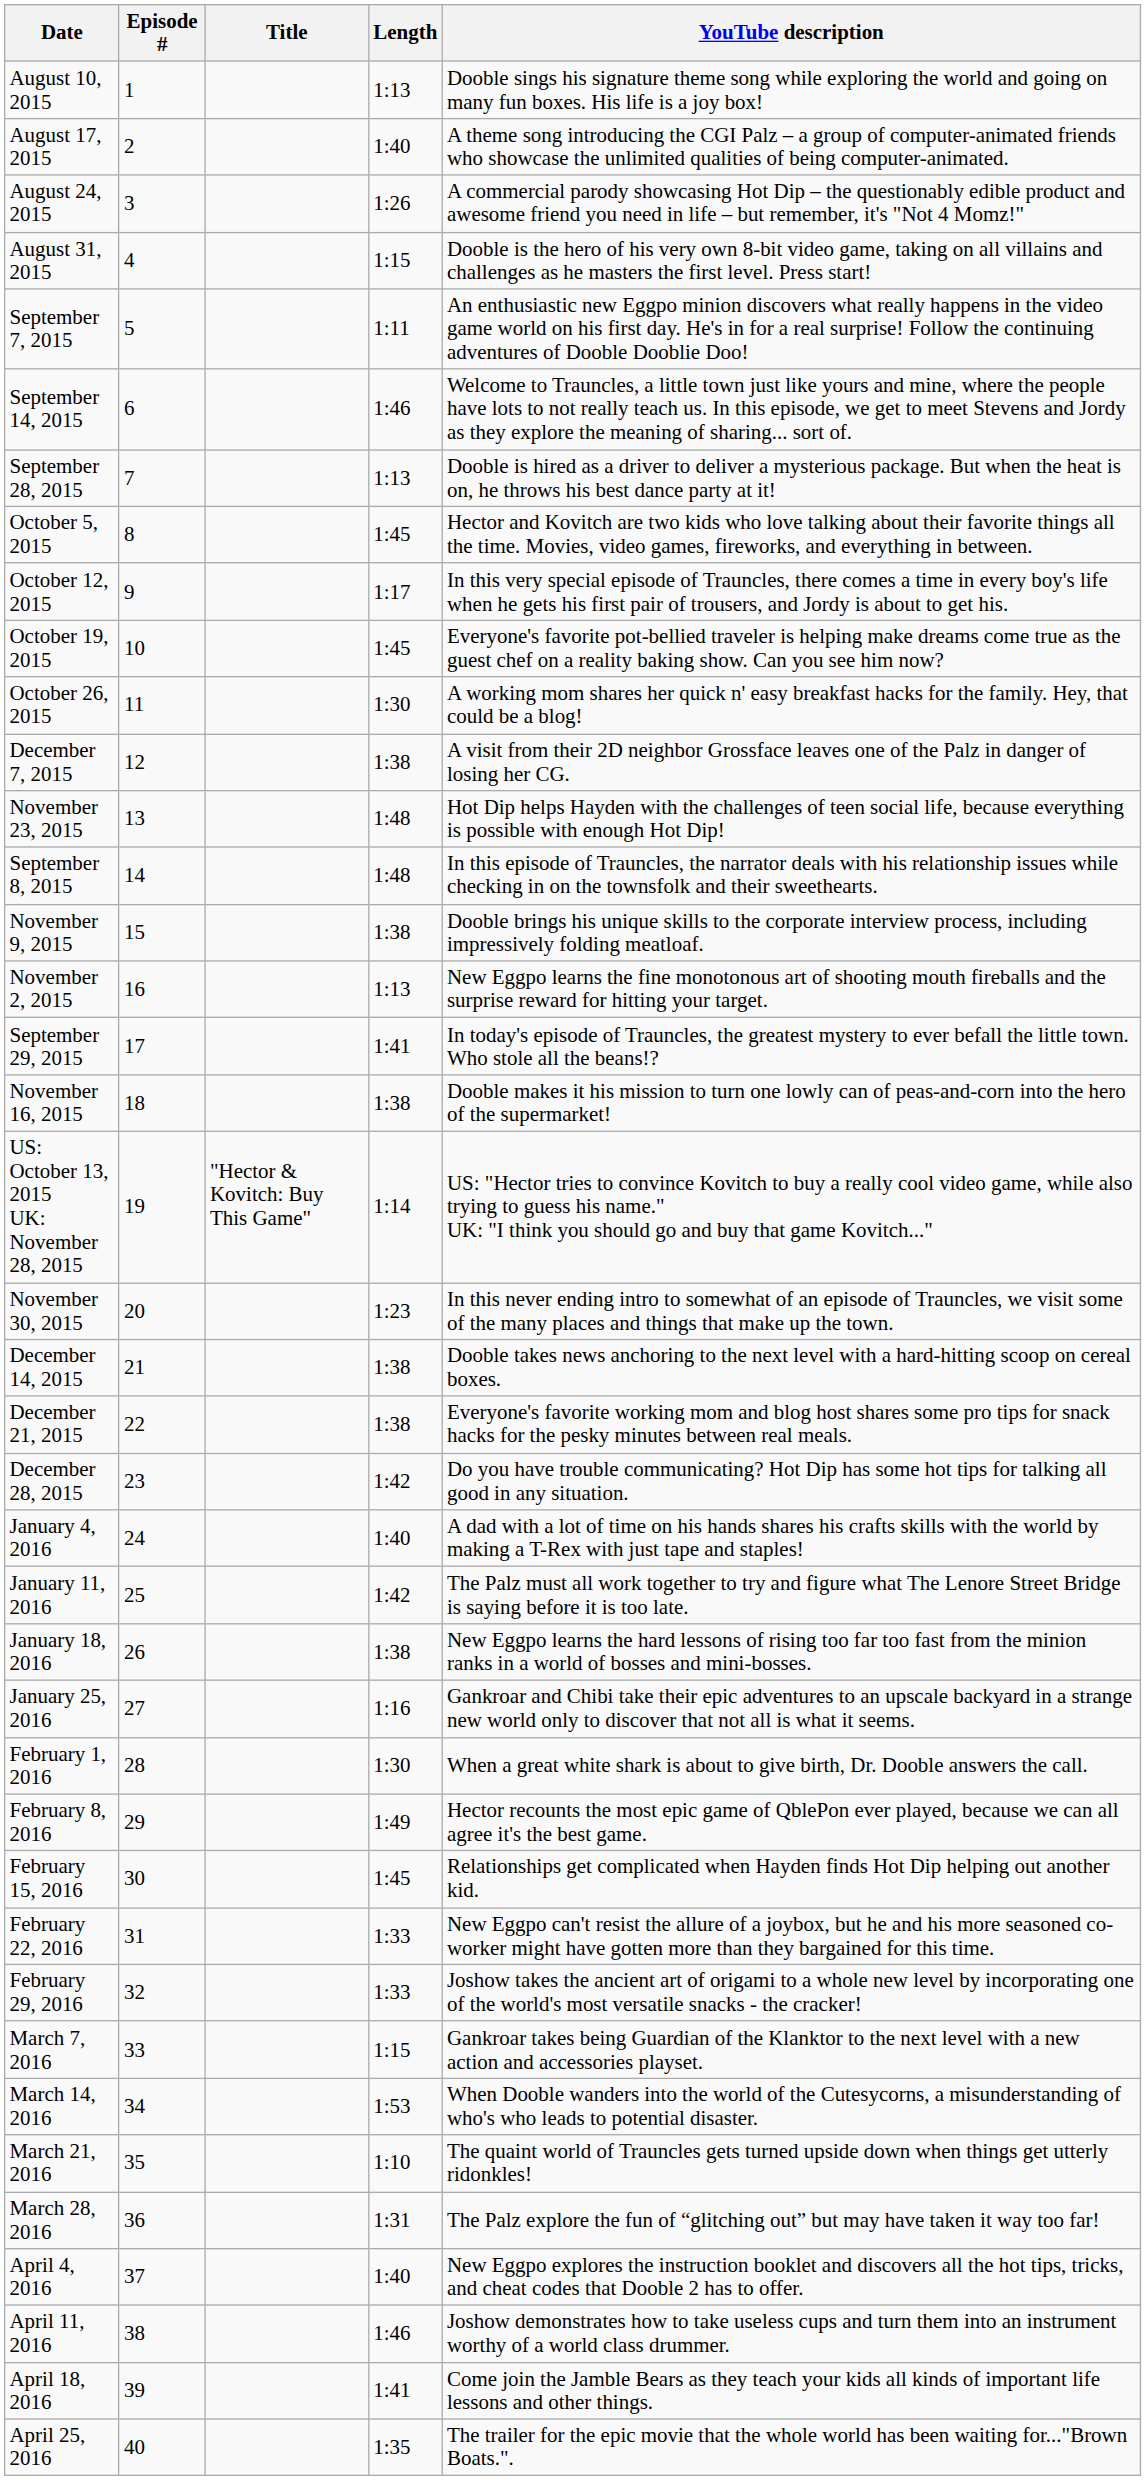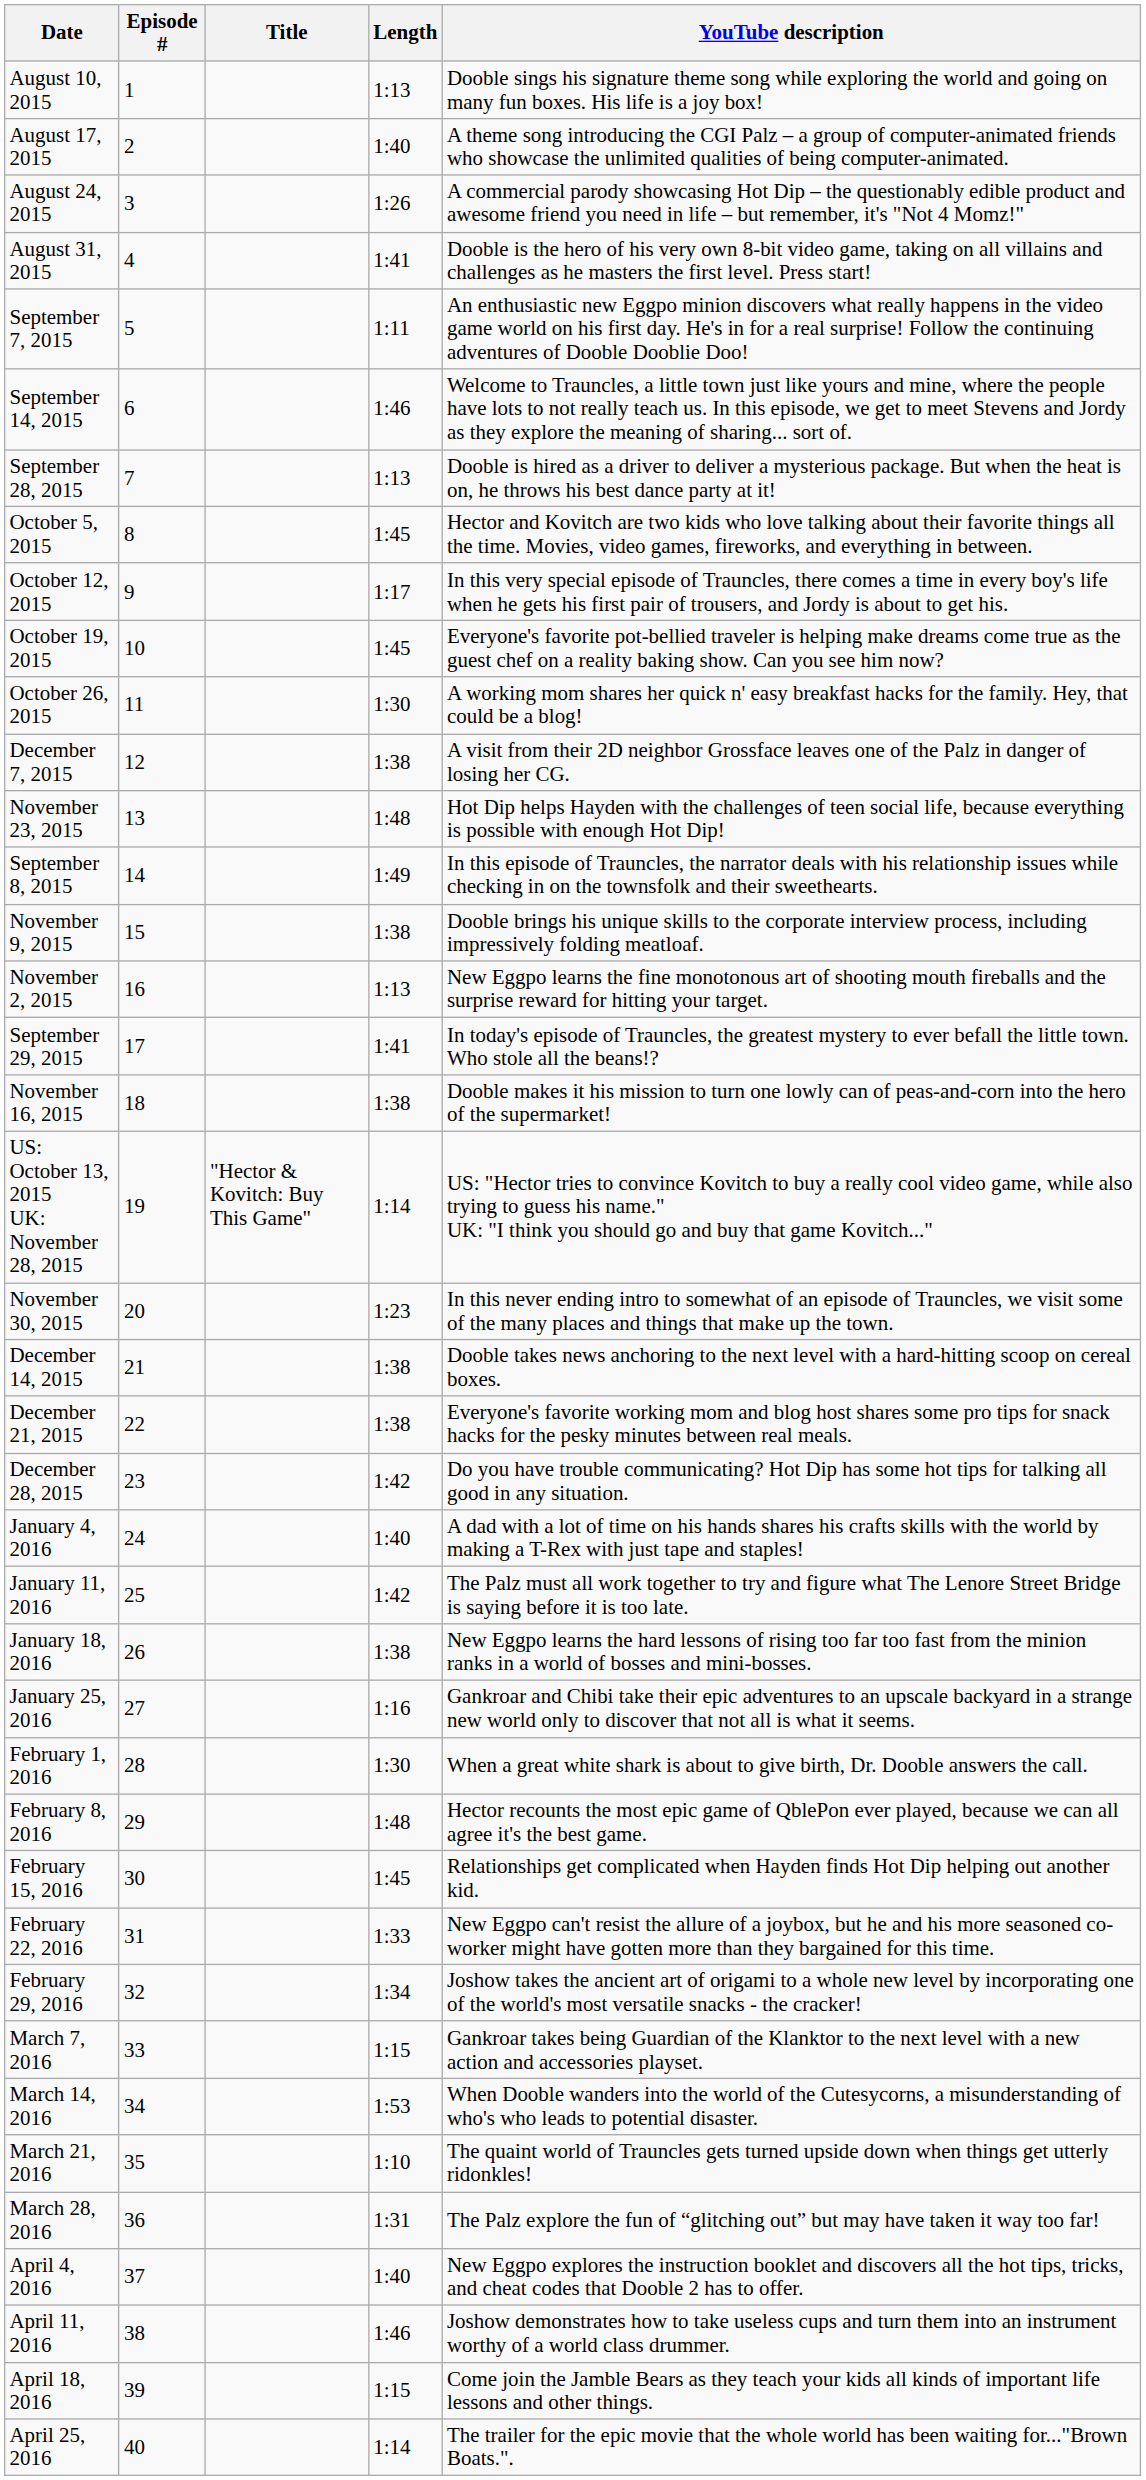(392, 260) 1:15 -> (392, 260) 1:41
(392, 875) 1:48 -> (392, 875) 1:49
(392, 1822) 1:49 -> (392, 1822) 1:48
(392, 1992) 1:33 -> (392, 1992) 1:34
(392, 2390) 1:41 -> (392, 2390) 1:15
(392, 2447) 1:35 -> (392, 2447) 1:14
